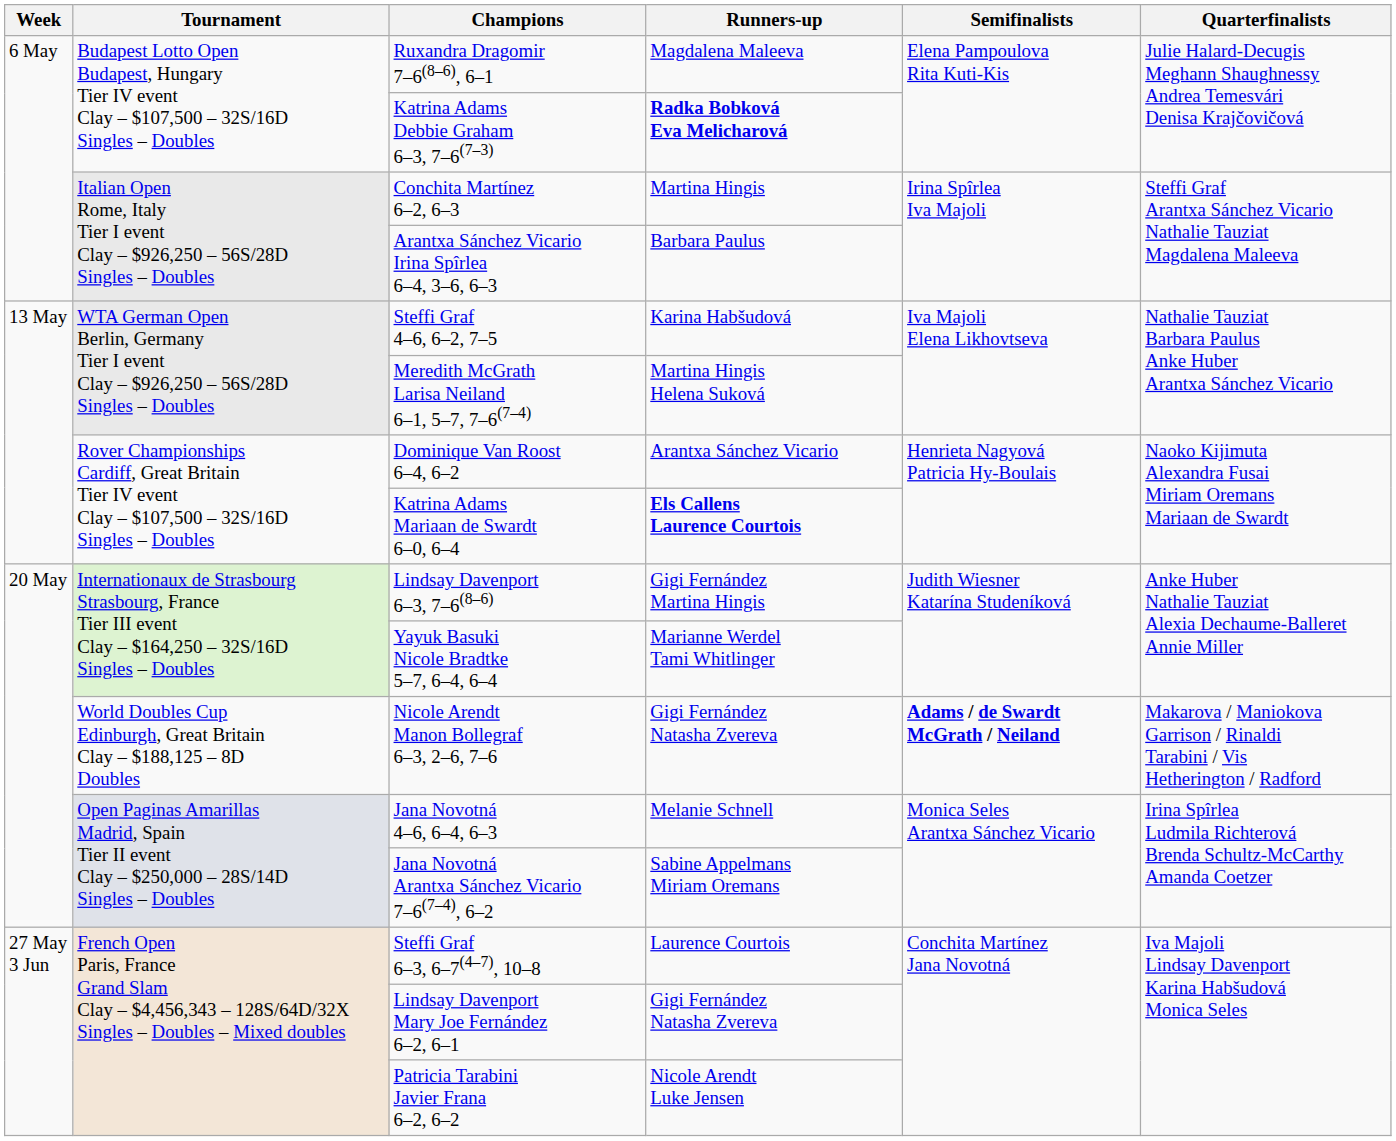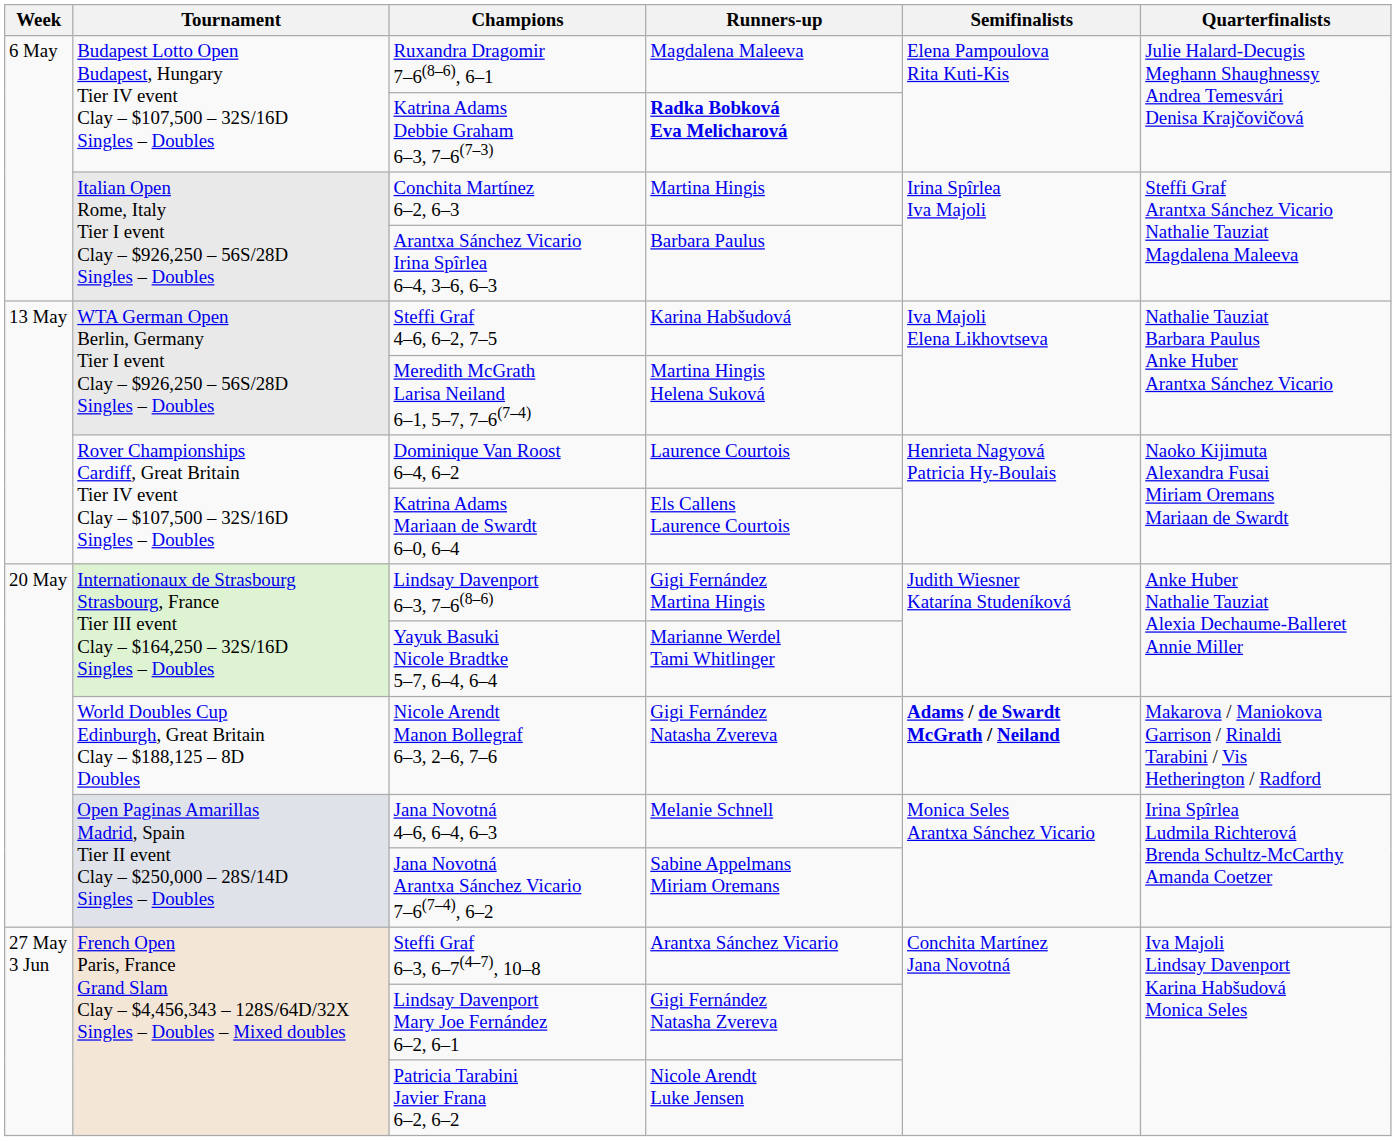(744, 450) Arantxa Sánchez Vicario -> (720, 450) Laurence Courtois
(726, 514) bold -> (720, 514) normal
(720, 943) Laurence Courtois -> (744, 943) Arantxa Sánchez Vicario
